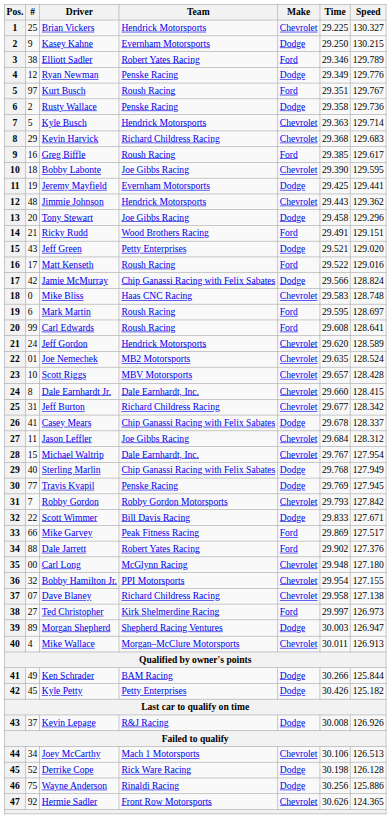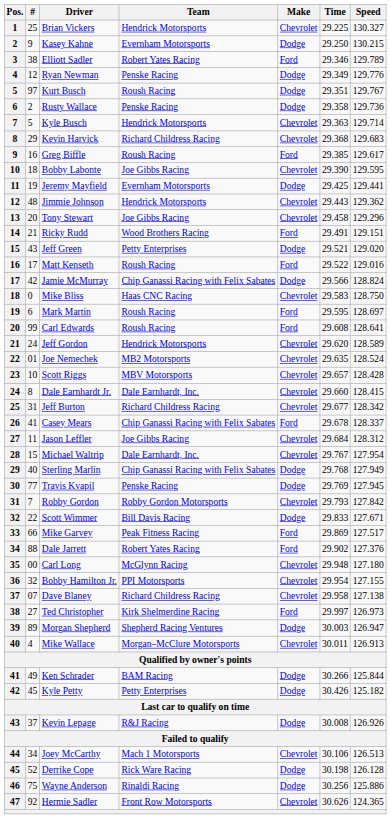(289, 91) Ford -> (293, 91) Dodge
(293, 217) Dodge -> (299, 217) Chevrolet
(368, 296) 128.748 -> (368, 296) 128.750
(293, 423) Dodge -> (289, 423) Ford
